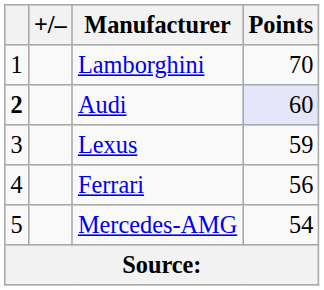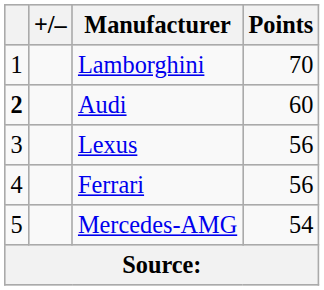(301, 104) lavender background -> (301, 104) no background
(301, 145) 59 -> (301, 145) 56
